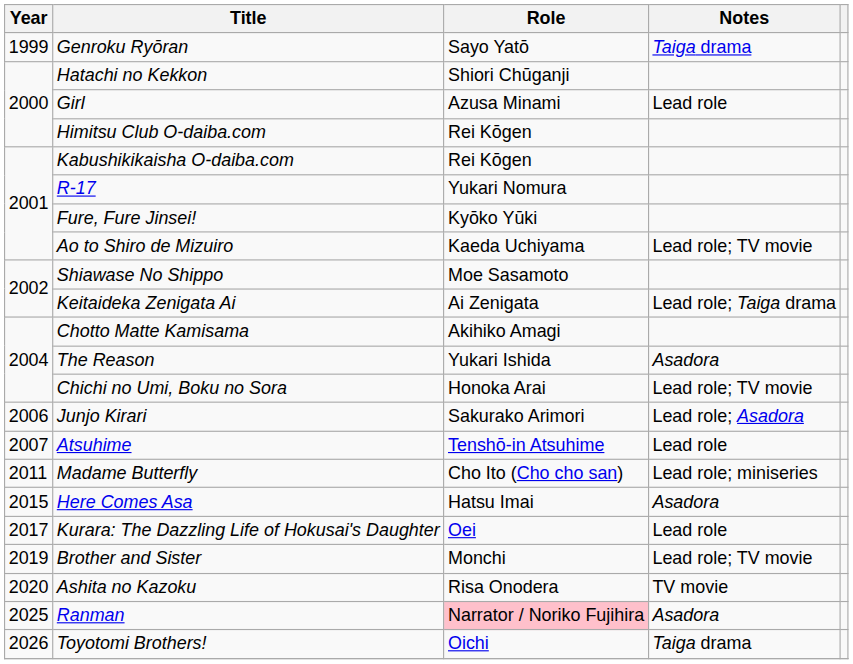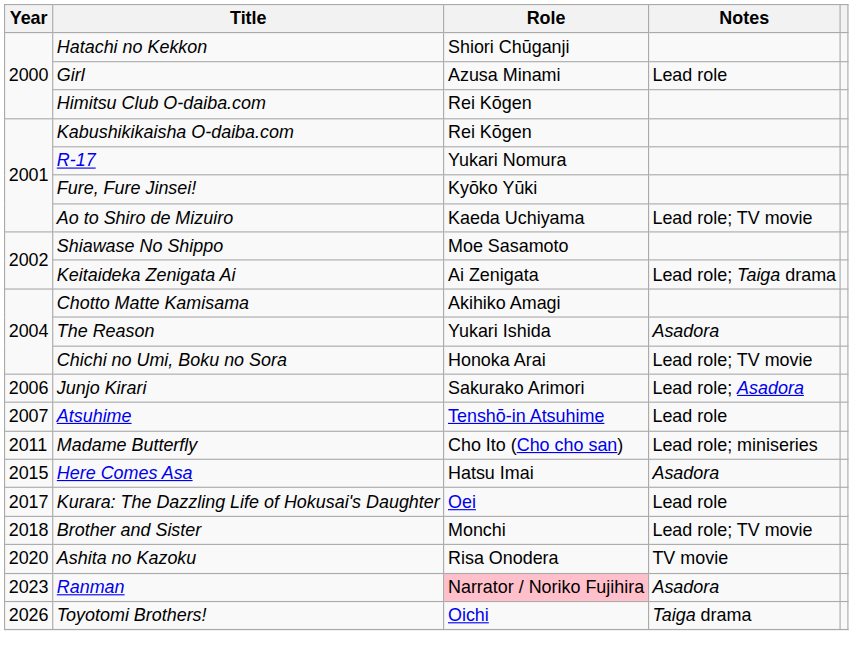- row: (123, 47)
(29, 558) 2019 -> (29, 530) 2018
(29, 615) 2025 -> (29, 587) 2023
